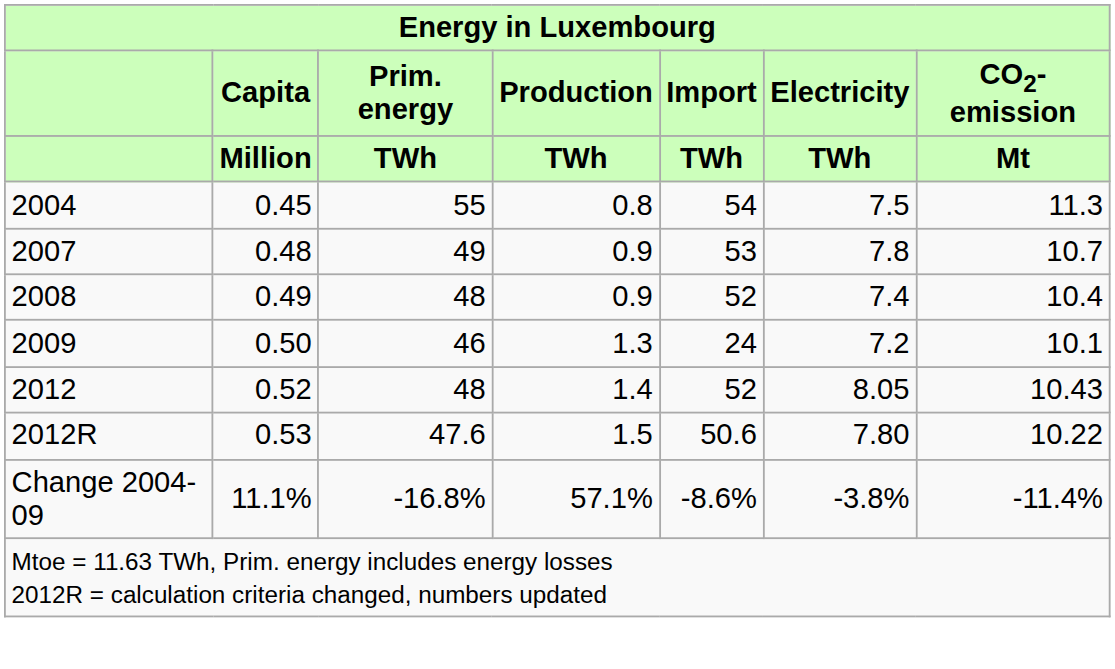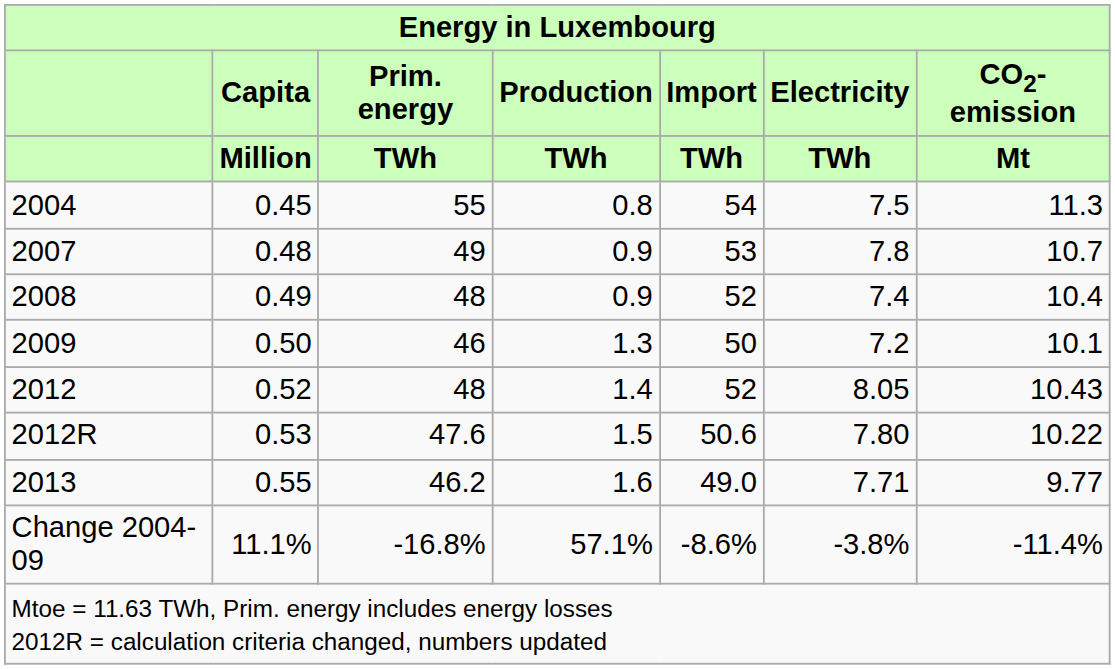(741, 343) 24 -> (741, 343) 50
+ row: (44, 481)
